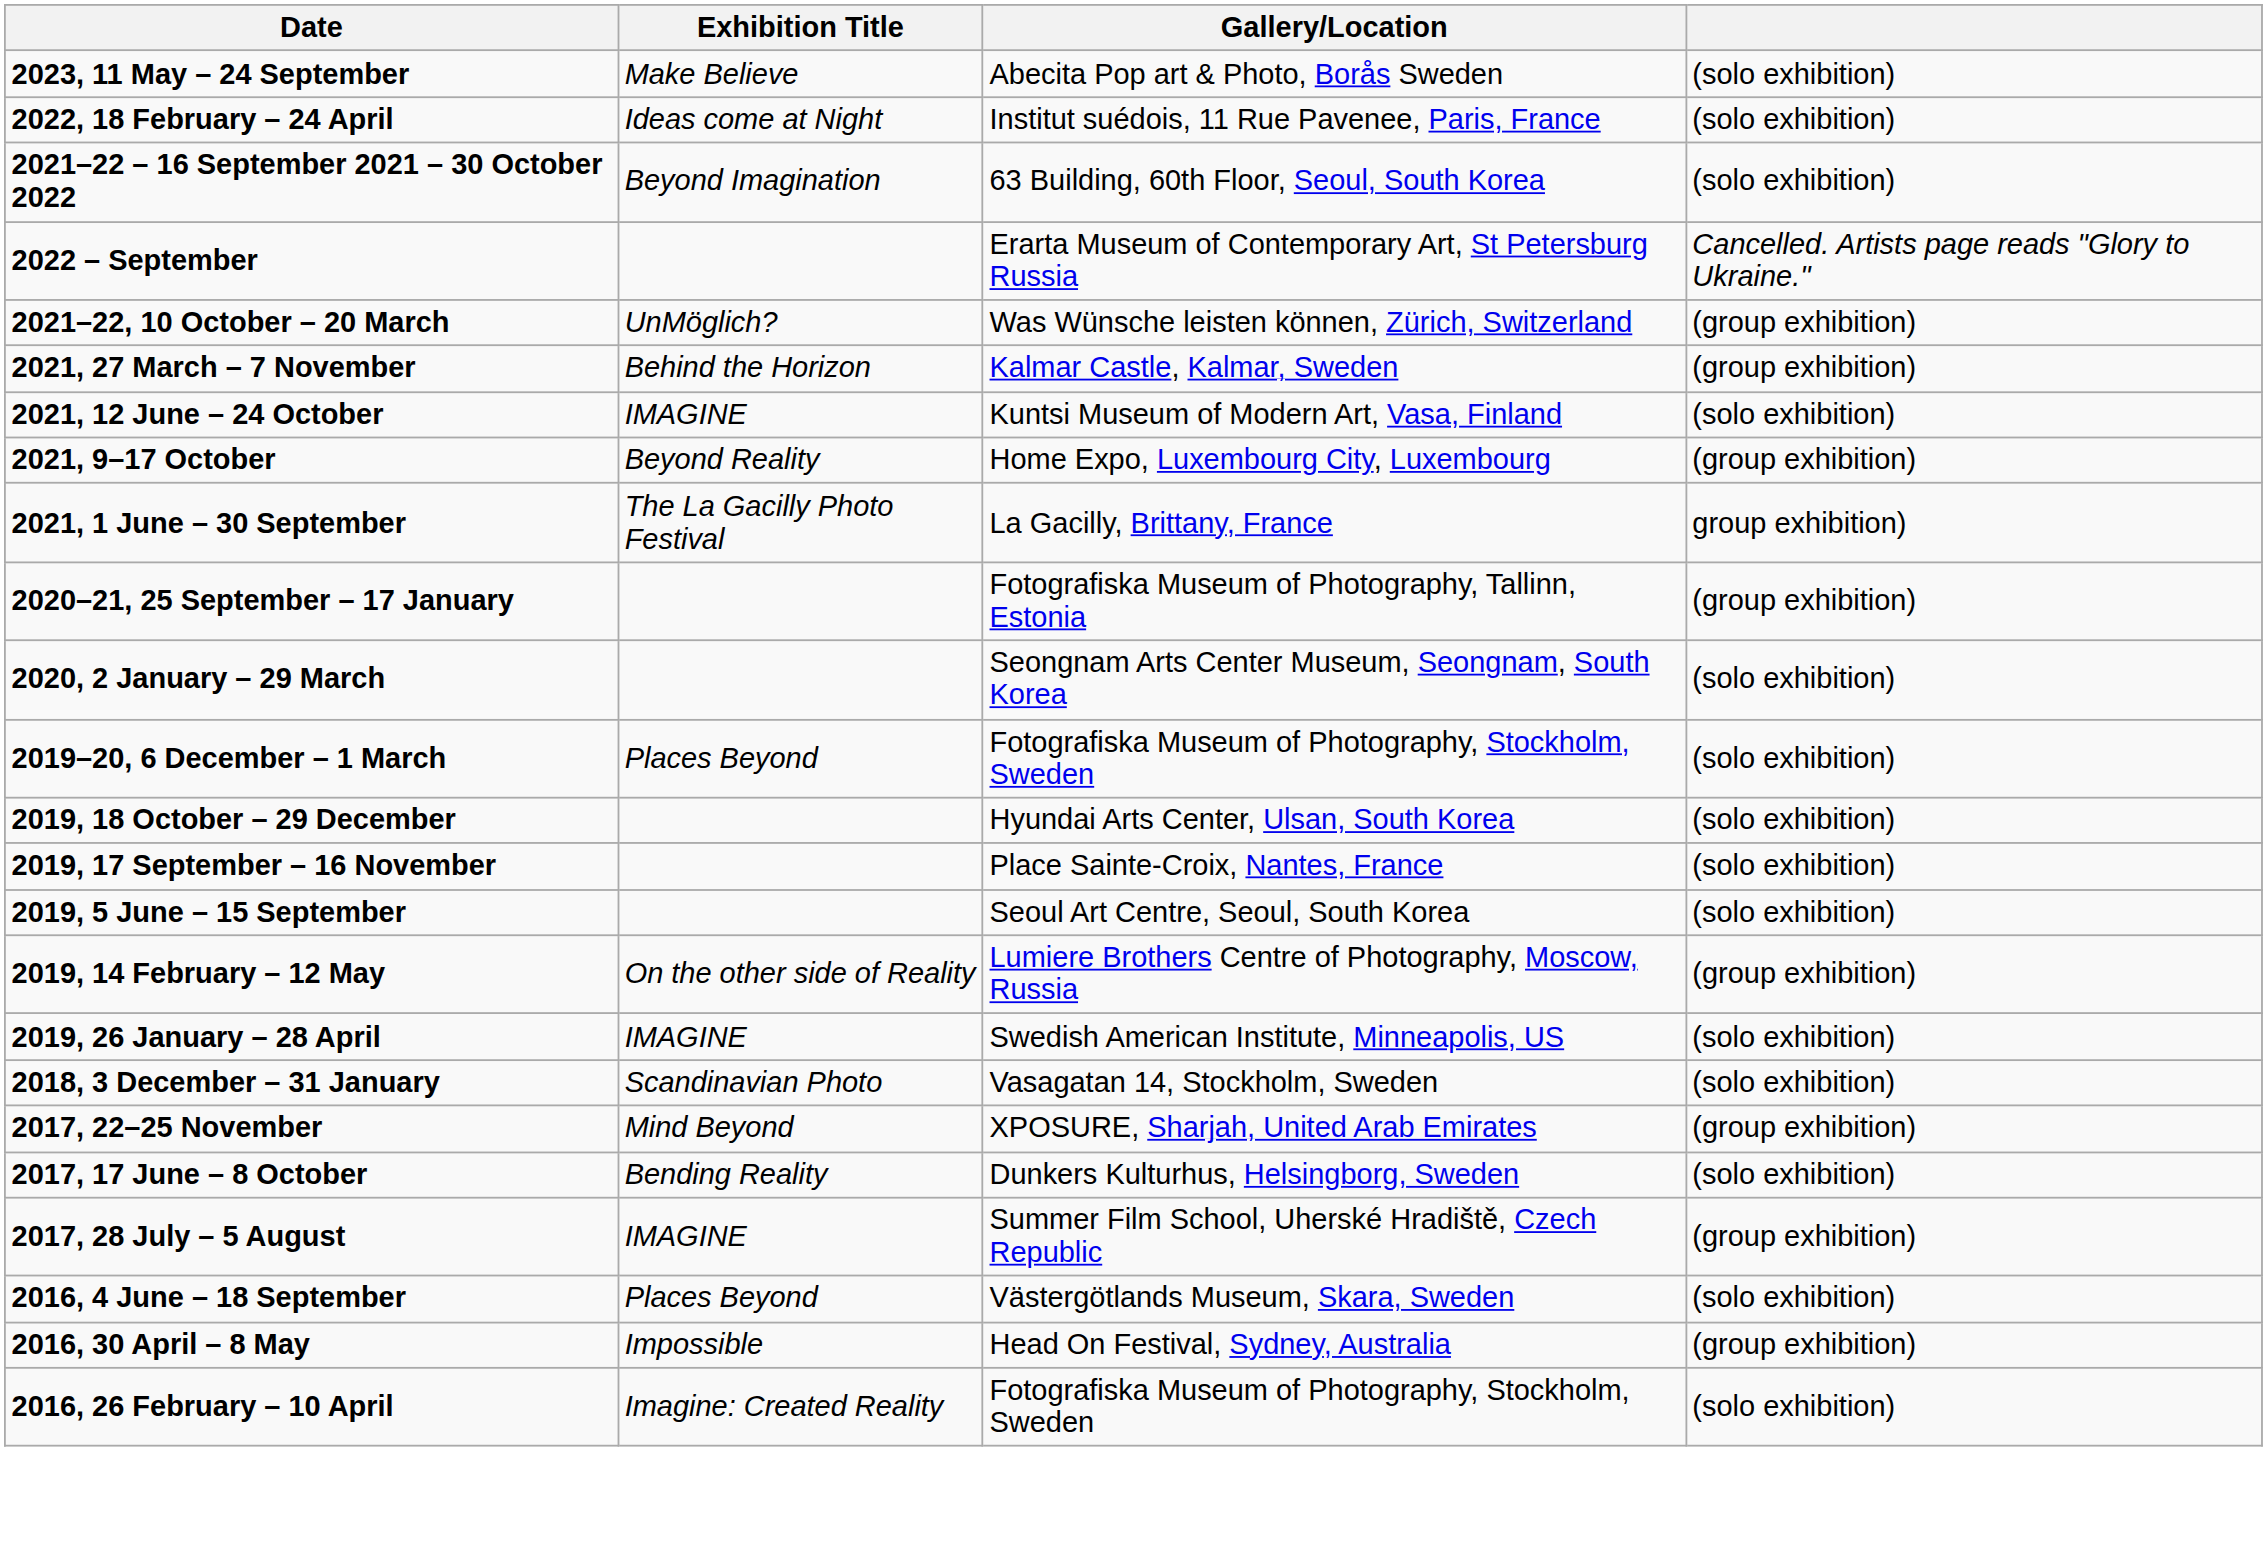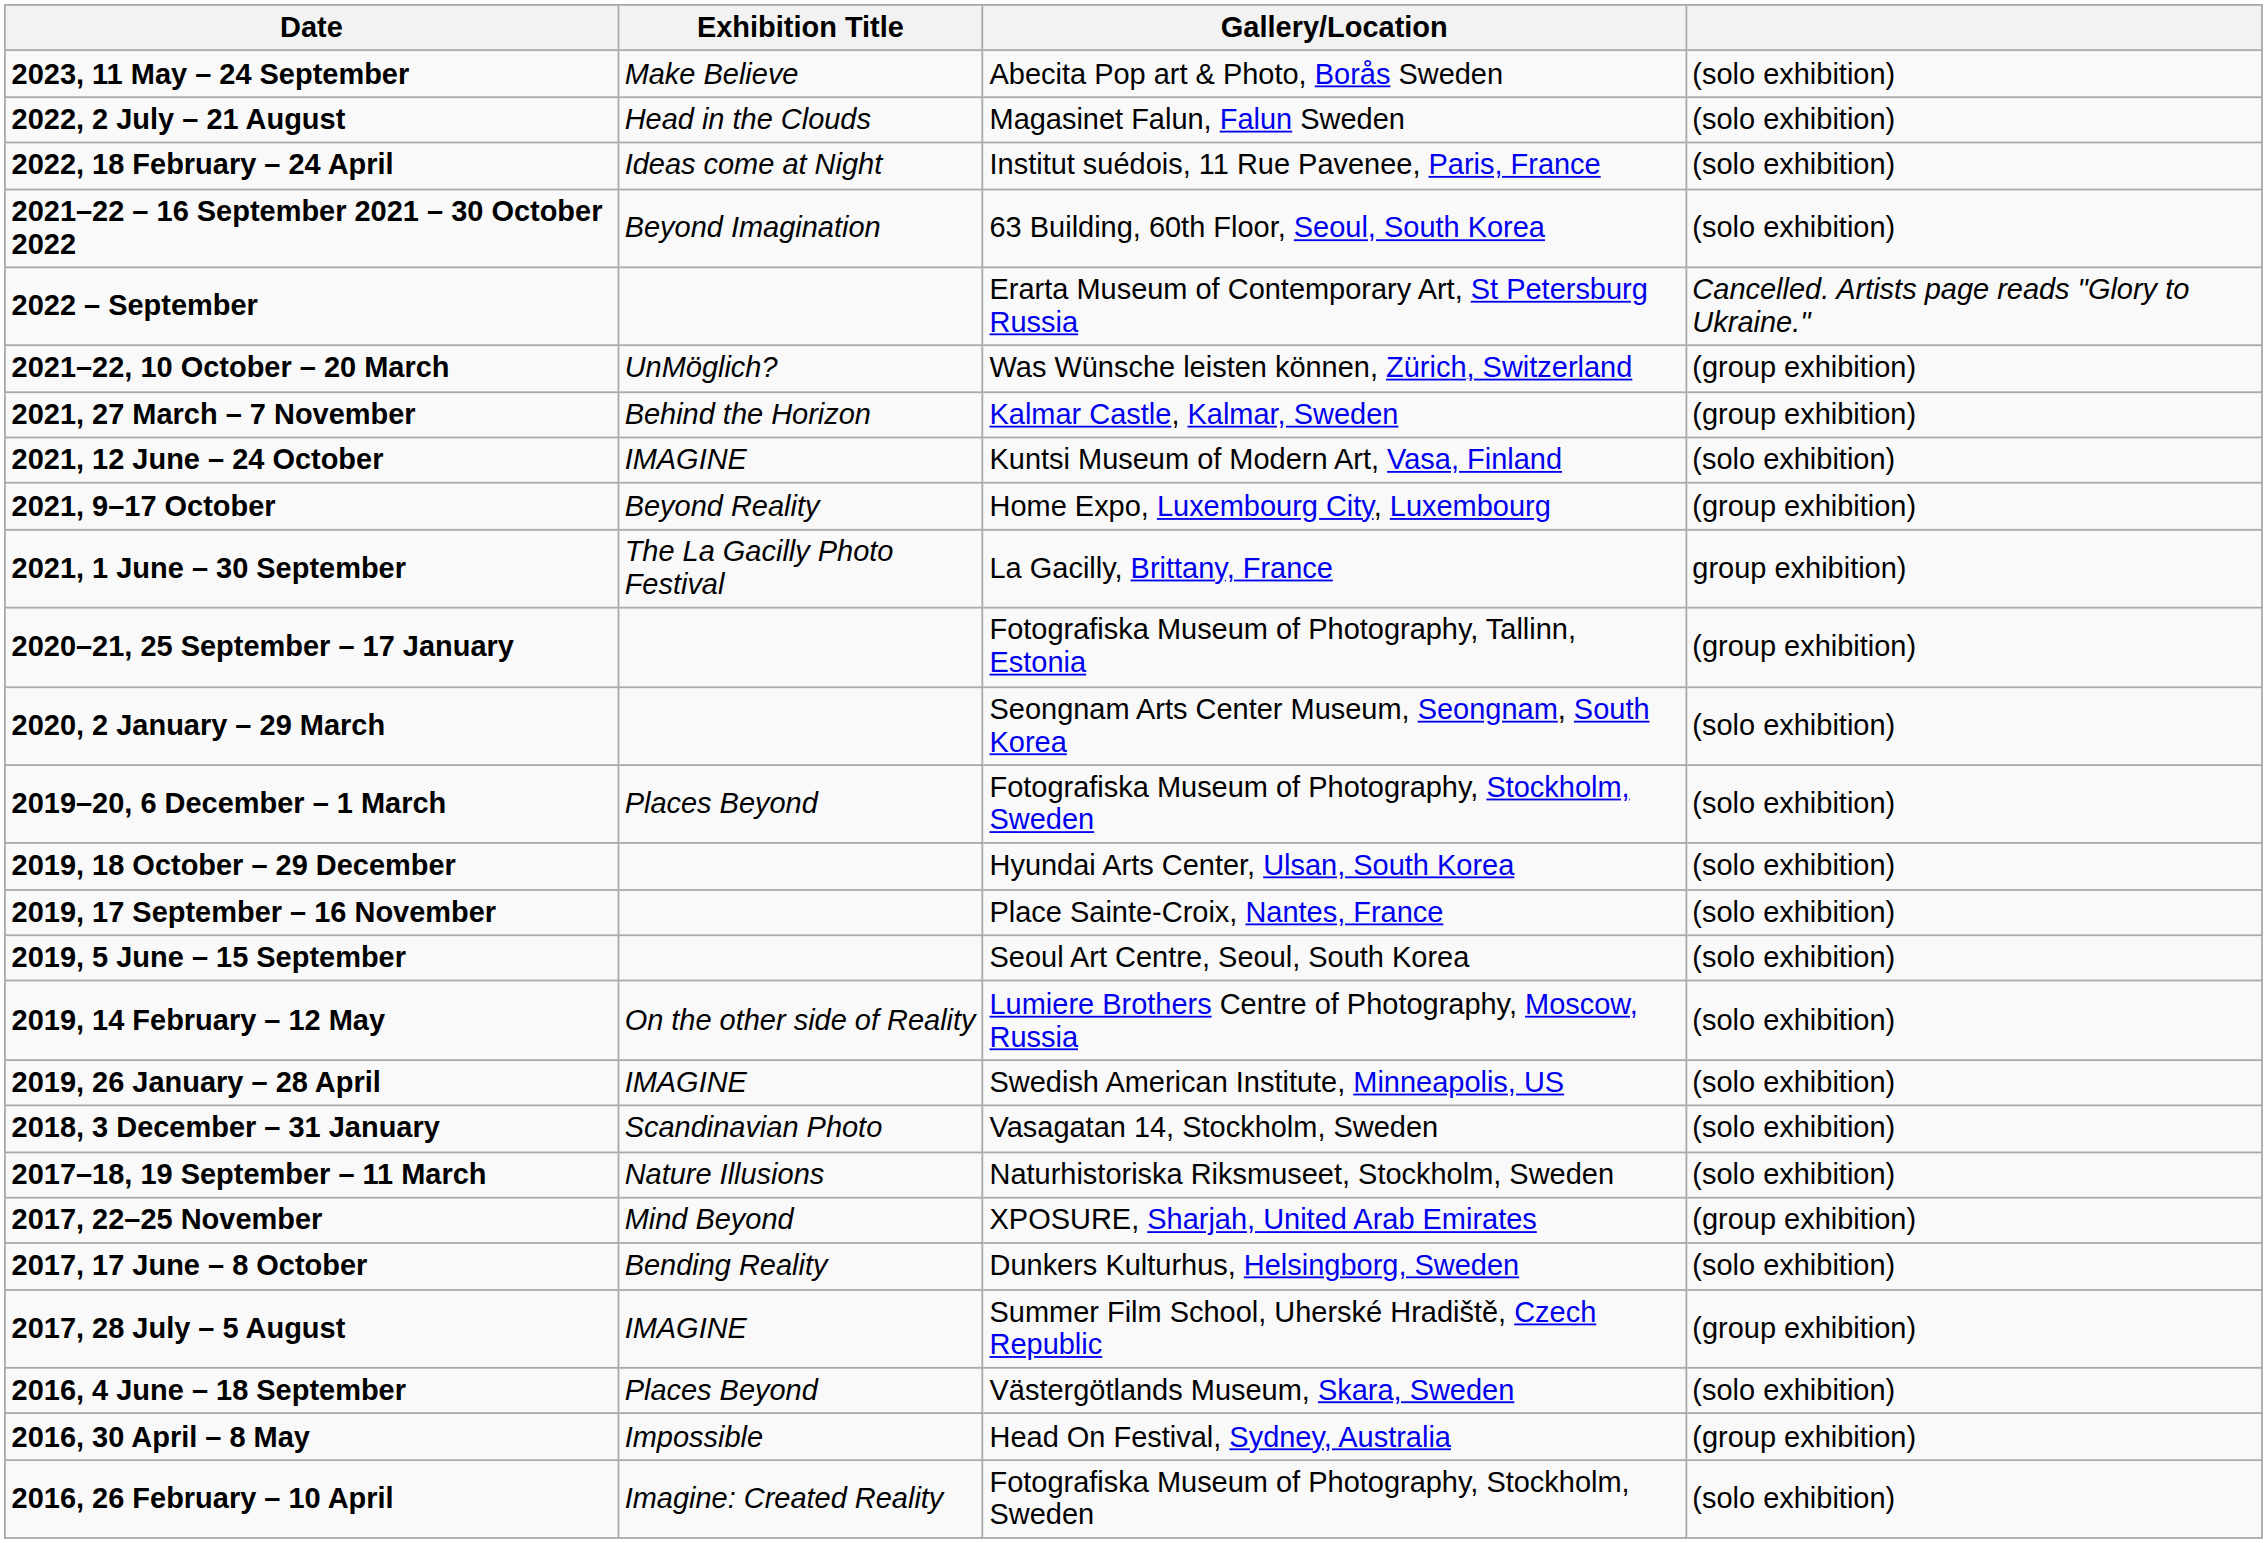+ row: (178, 119)
(1804, 974) (group exhibition) -> (1794, 1020) (solo exhibition)
+ row: (249, 1174)
